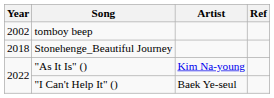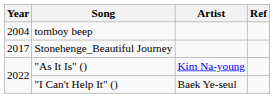(18, 31) 2002 -> (18, 31) 2004
(18, 48) 2018 -> (18, 48) 2017
